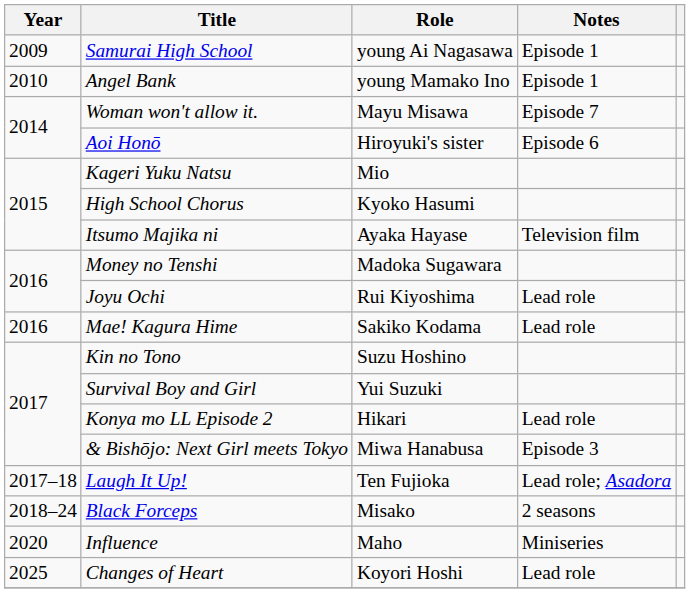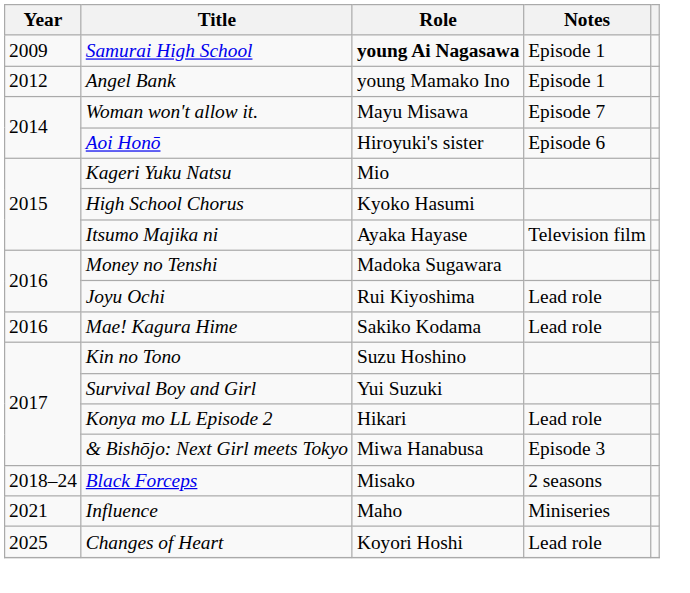(435, 50) normal -> (438, 50) bold
(28, 81) 2010 -> (28, 81) 2012
- row: (136, 480)
(28, 541) 2020 -> (28, 511) 2021
